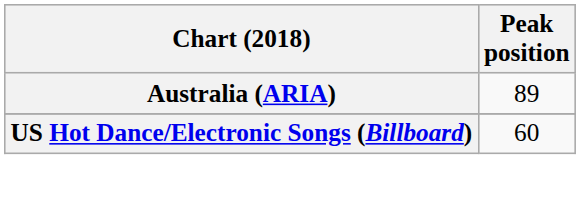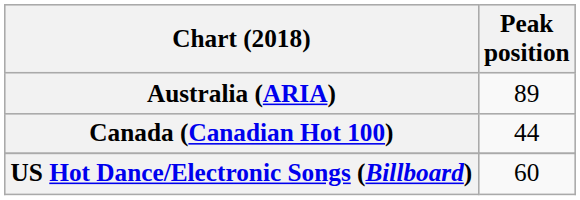+ row: (241, 133)
